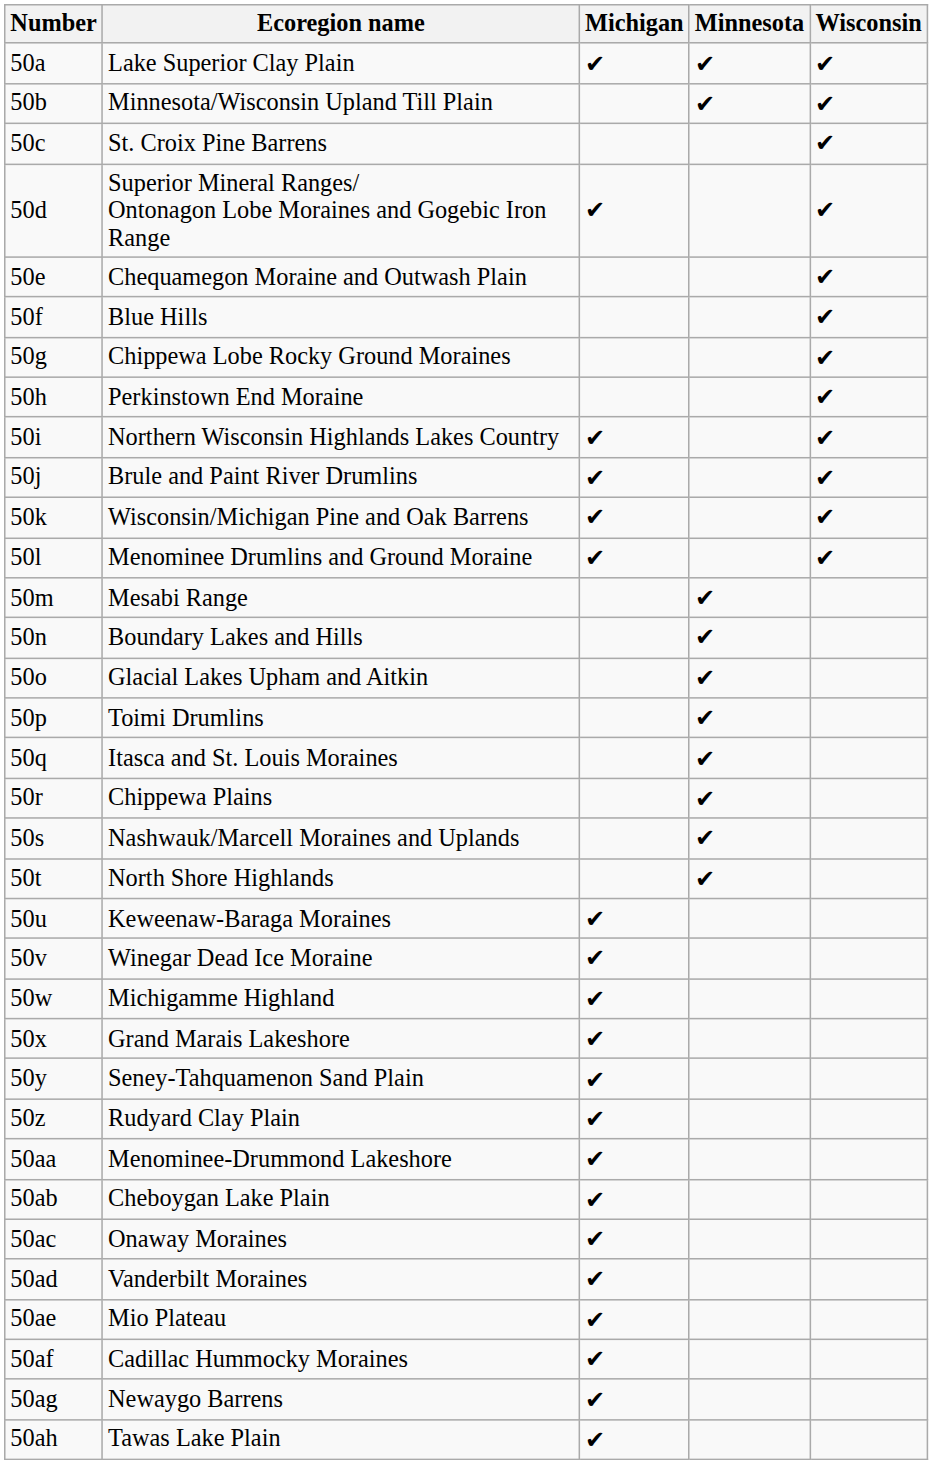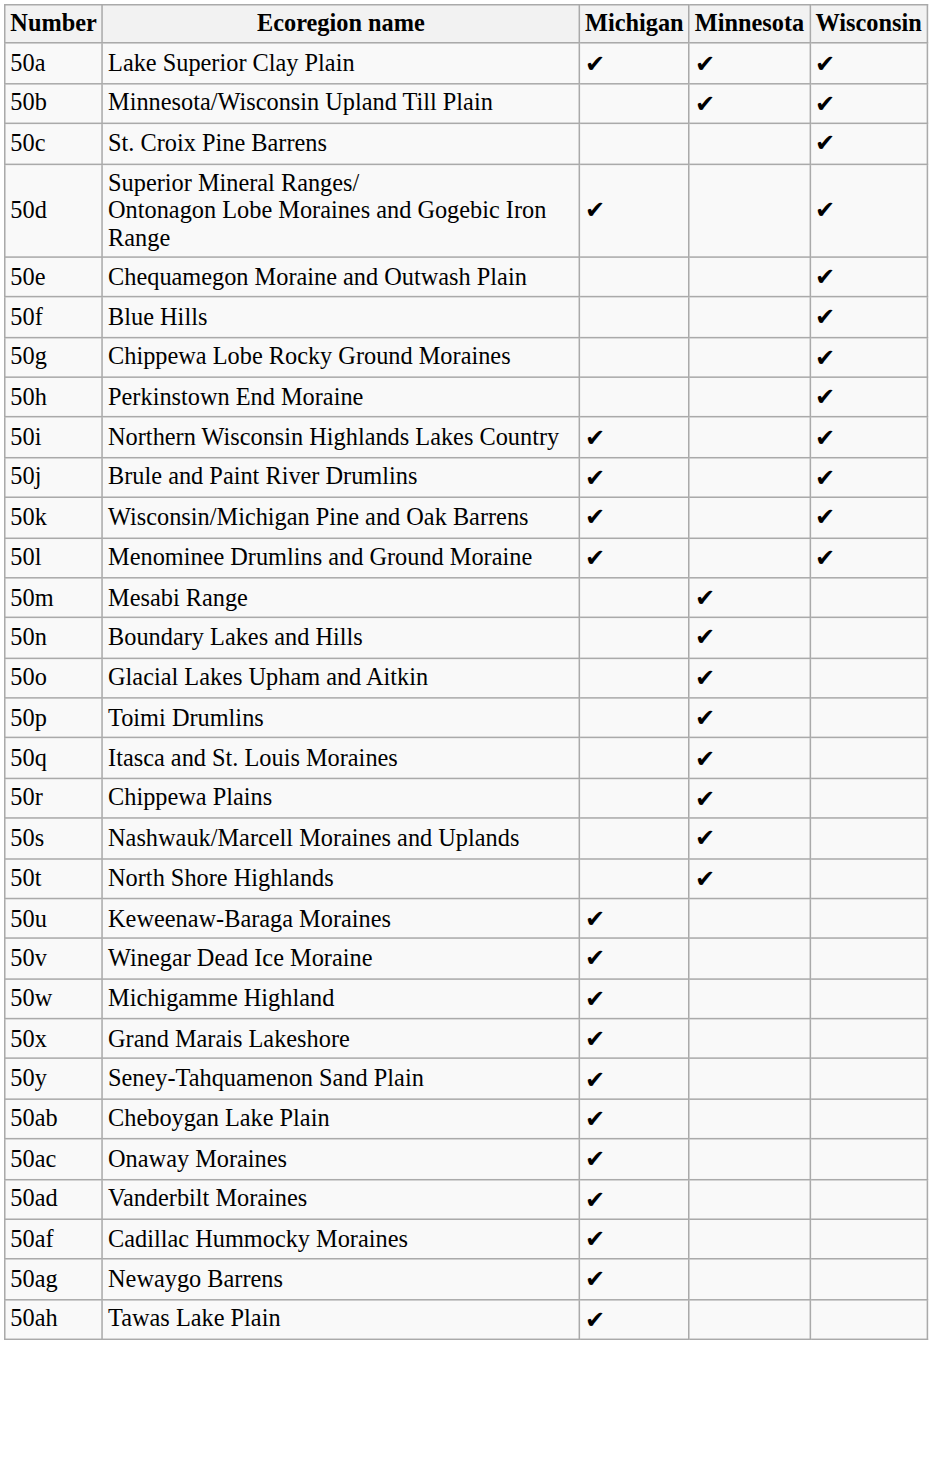- row: (204, 1118)
- row: (280, 1158)
- row: (167, 1319)
